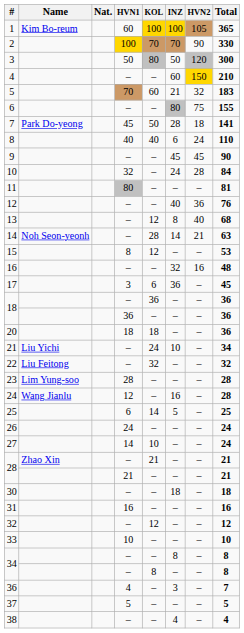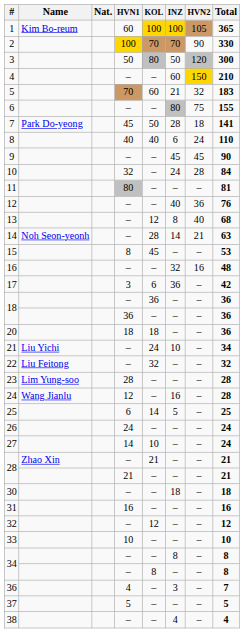(154, 252) 12 -> (154, 252) 45
(226, 284) 45 -> (226, 284) 42
